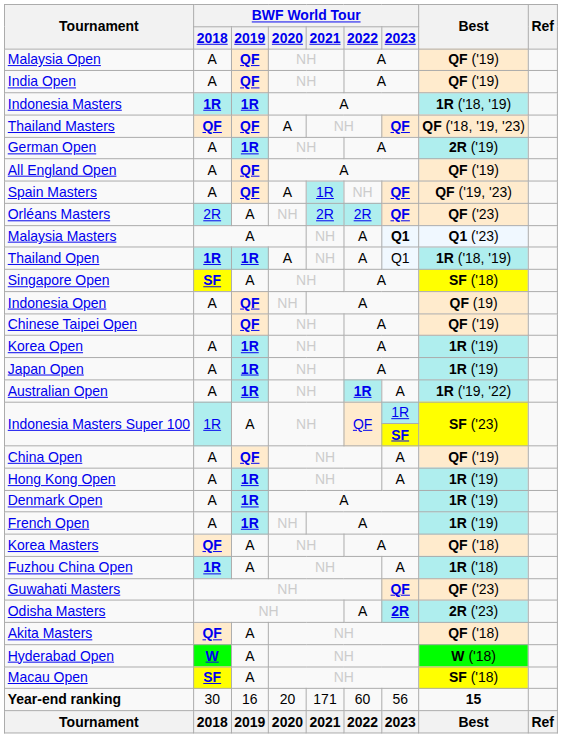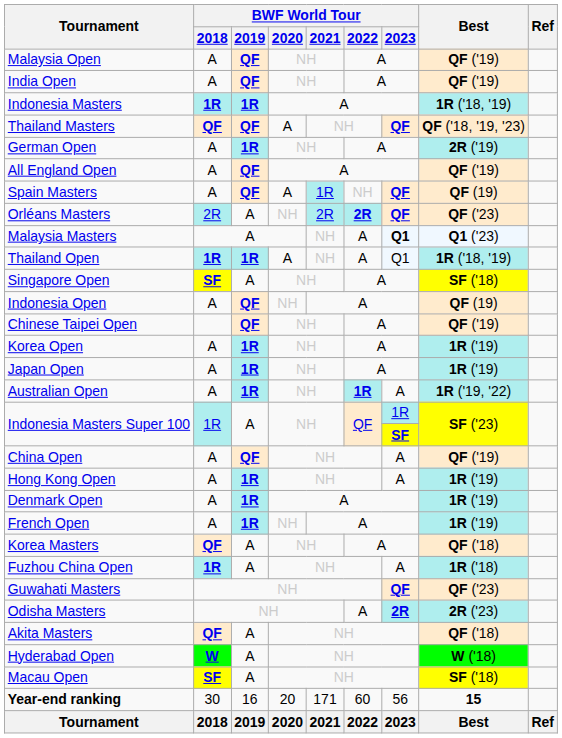(474, 192) QF ('19, '23) -> (474, 192) QF (19)
(363, 215) normal -> (363, 215) bold
